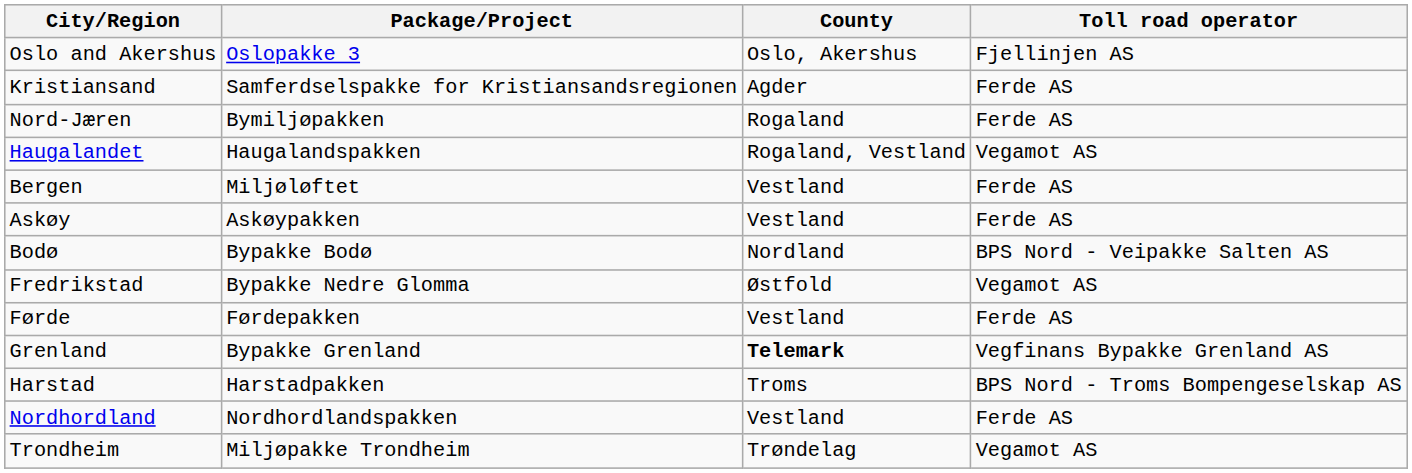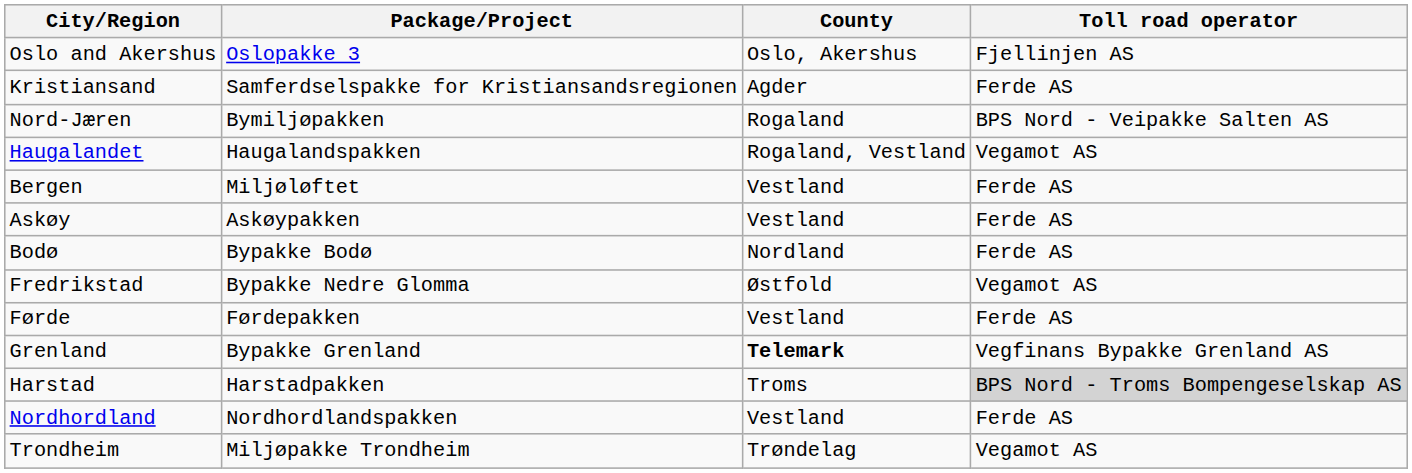(1024, 120) Ferde AS -> (1152, 120) BPS Nord - Veipakke Salten AS
(1152, 253) BPS Nord - Veipakke Salten AS -> (1024, 253) Ferde AS
(1189, 385) no background -> (1189, 385) lightgrey background
